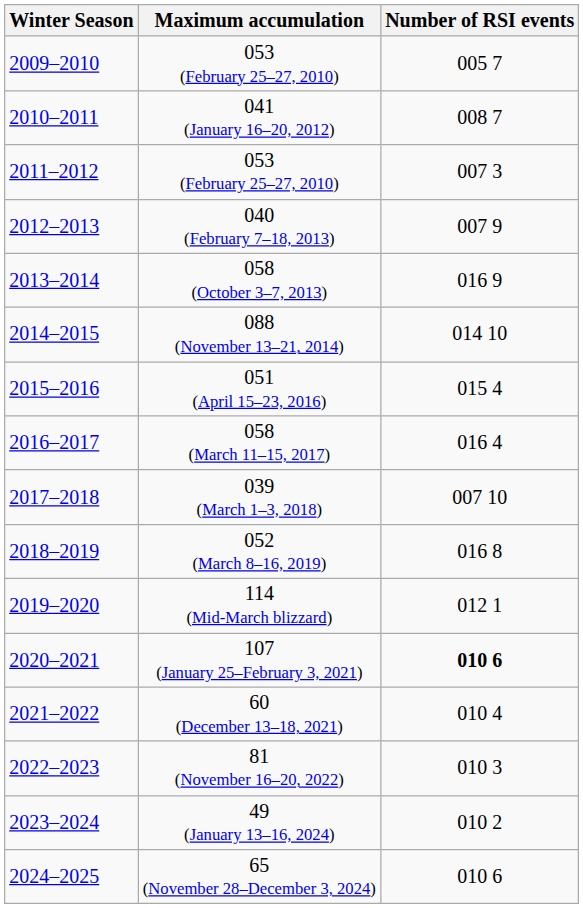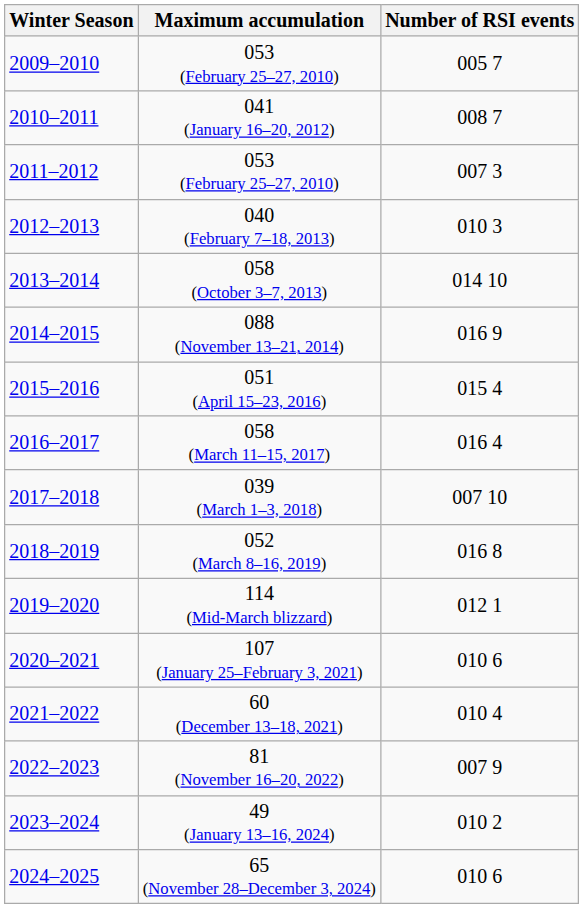(480, 225) 007 9 -> (480, 225) 010 3
(480, 280) 016 9 -> (480, 280) 014 10
(480, 334) 014 10 -> (480, 334) 016 9
(480, 659) bold -> (480, 659) normal
(480, 768) 010 3 -> (480, 768) 007 9
